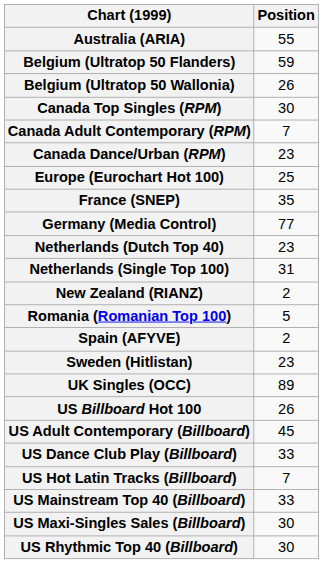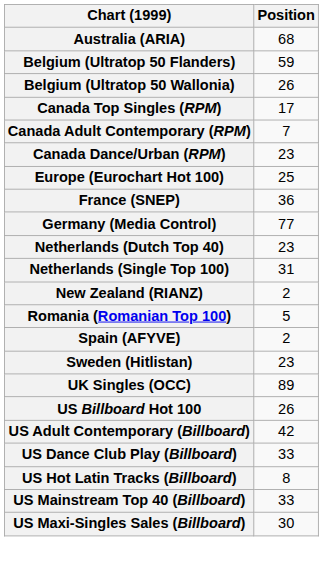(286, 39) 55 -> (286, 39) 68
(286, 108) 30 -> (286, 108) 17
(286, 200) 35 -> (286, 200) 36
(286, 431) 45 -> (286, 431) 42
(286, 477) 7 -> (286, 477) 8
- row: (129, 547)
